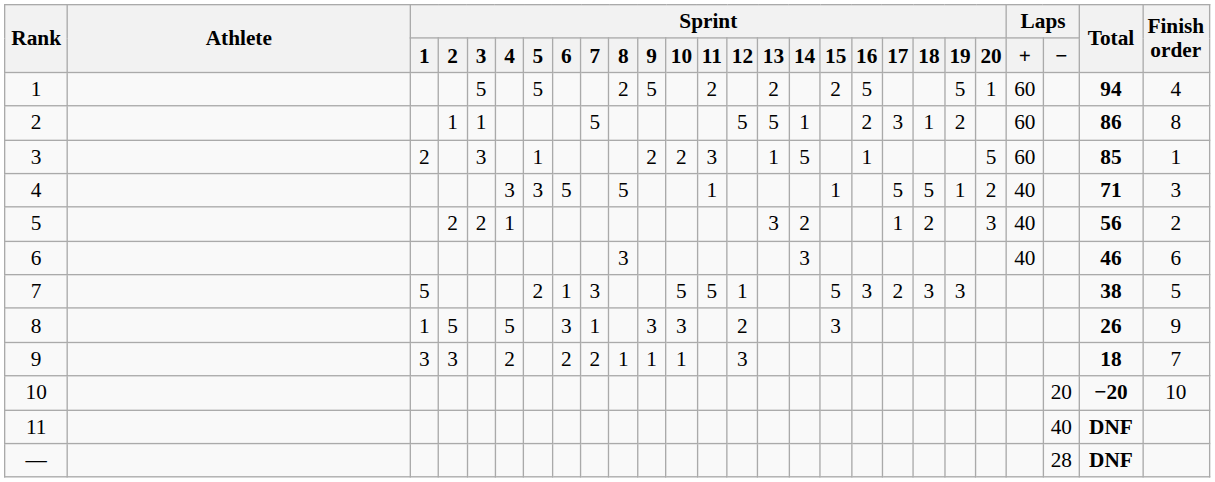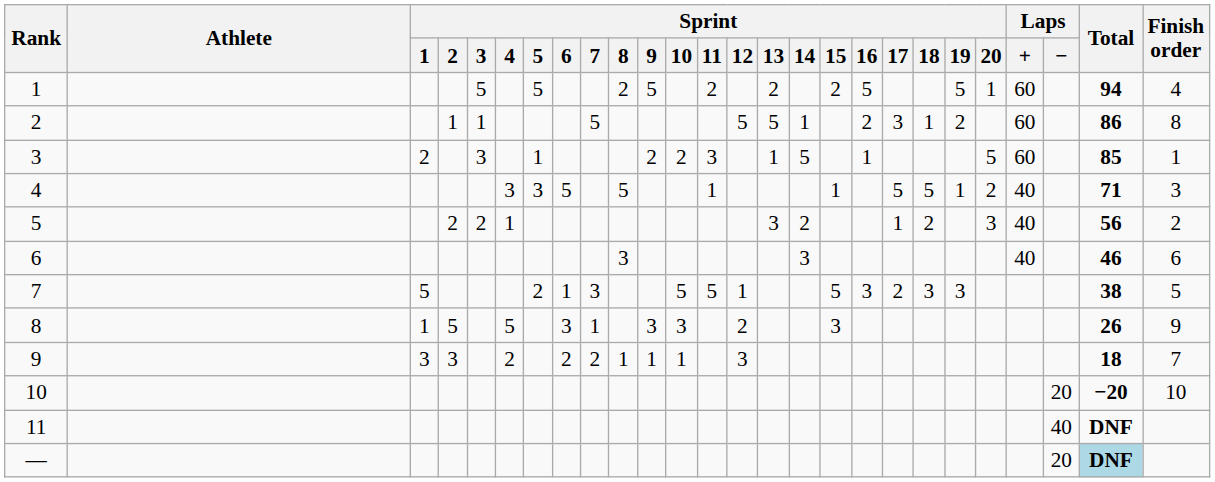(1061, 460) 28 -> (1061, 460) 20
(1111, 460) no background -> (1111, 460) lightblue background
